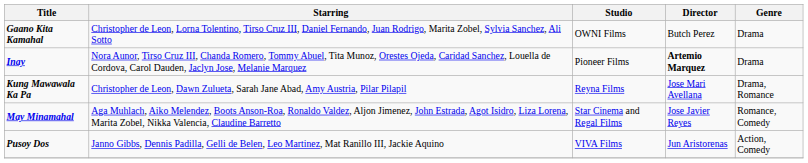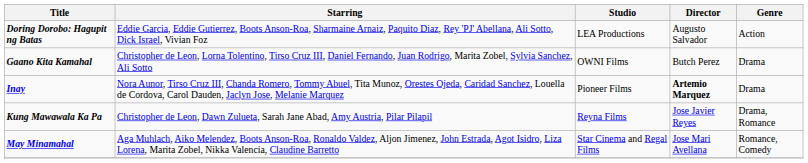+ row: (57, 34)
(686, 89) Jose Mari Avellana -> (694, 117) Jose Javier Reyes
(689, 117) Jose Javier Reyes -> (691, 144) Jose Mari Avellana
- row: (28, 144)
